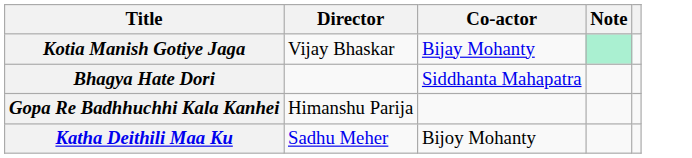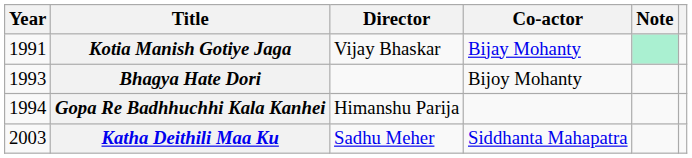+ column: (28, 19)
(502, 78) Siddhanta Mahapatra -> (525, 78) Bijoy Mohanty
(479, 138) Bijoy Mohanty -> (548, 138) Siddhanta Mahapatra
